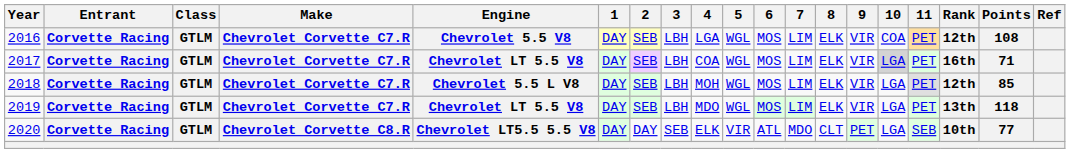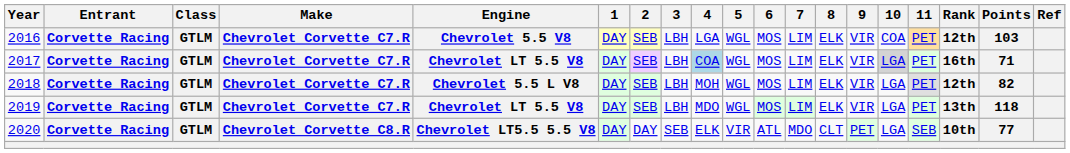(1006, 38) 108 -> (1006, 38) 103
(707, 61) no background -> (707, 61) lightblue background
(1006, 84) 85 -> (1006, 84) 82
